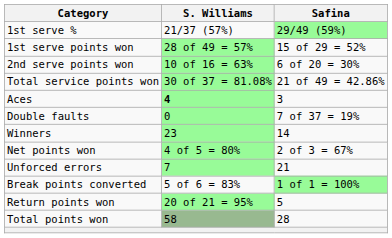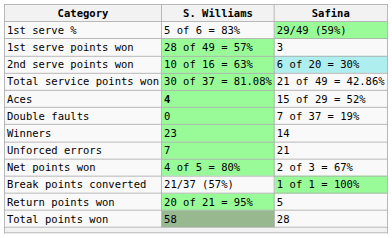(199, 30) 21/37 (57%) -> (202, 30) 5 of 6 = 83%
(321, 47) 15 of 29 = 52% -> (280, 47) 3
(318, 64) no background -> (318, 64) paleturquoise background
(280, 99) 3 -> (321, 99) 15 of 29 = 52%
rows swapped: (54, 167) <-> (51, 150)
(202, 185) 5 of 6 = 83% -> (199, 185) 21/37 (57%)
